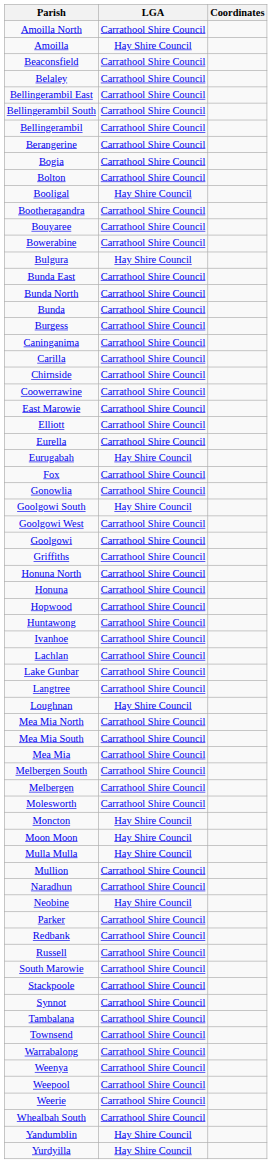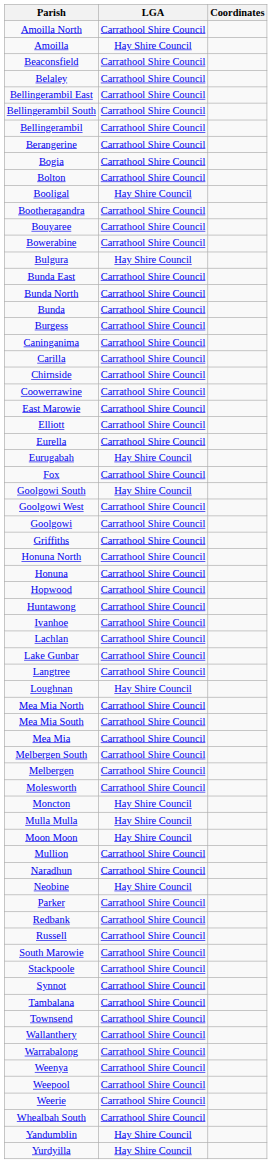- row: (51, 491)
rows swapped: (51, 837) <-> (51, 853)
+ row: (51, 1035)
